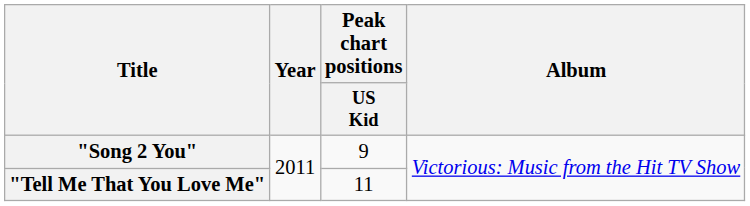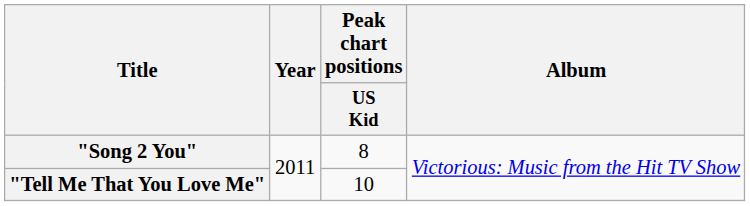(364, 151) 9 -> (364, 151) 8
(364, 183) 11 -> (364, 183) 10
